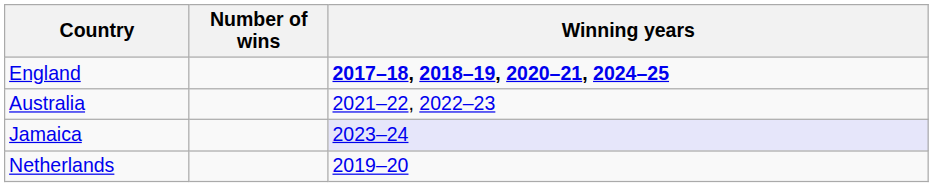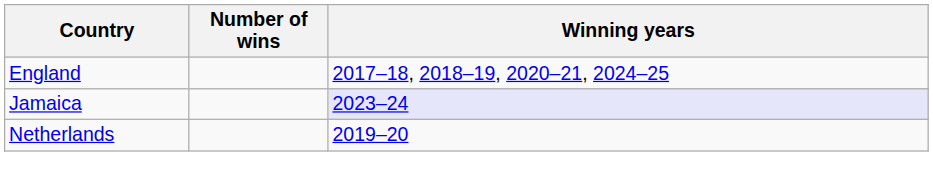(501, 72) bold -> (501, 72) normal
- row: (47, 103)
